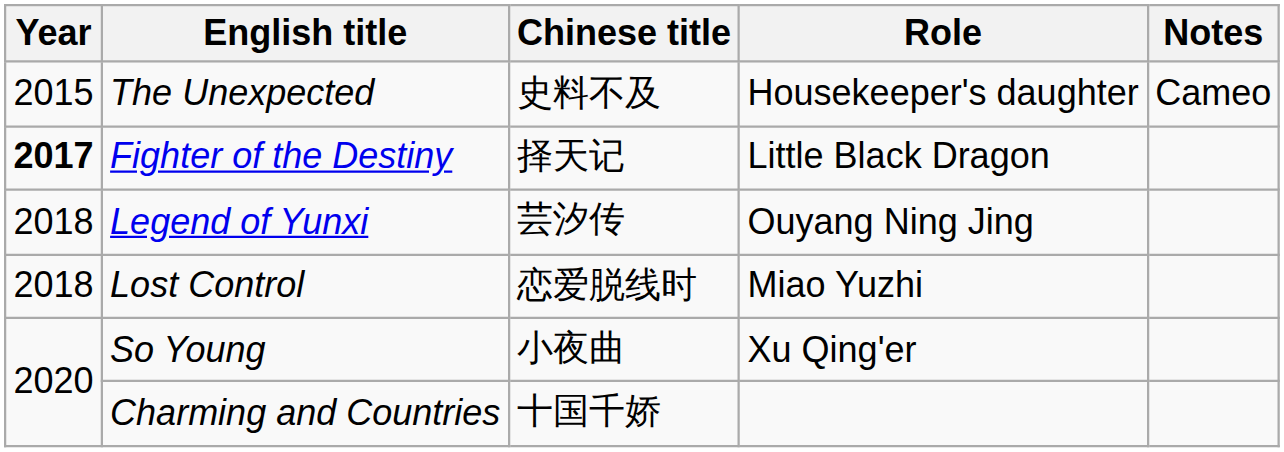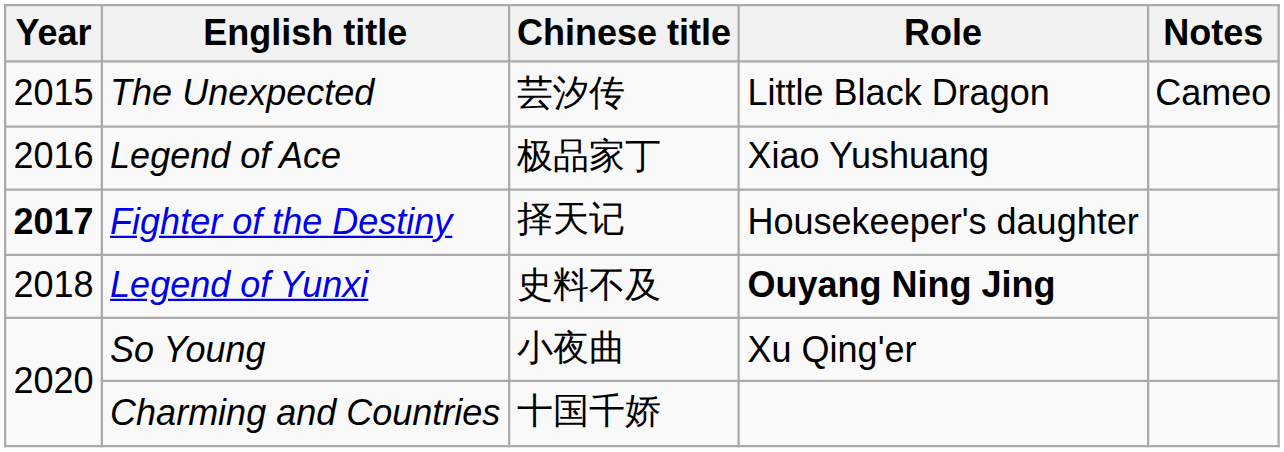(589, 92) 史料不及 -> (571, 92) 芸汐传
(943, 93) Housekeeper's daughter -> (899, 93) Little Black Dragon
+ row: (226, 157)
(899, 157) Little Black Dragon -> (943, 221) Housekeeper's daughter
(571, 220) 芸汐传 -> (589, 283) 史料不及
(891, 221) normal -> (902, 285) bold
- row: (207, 285)
